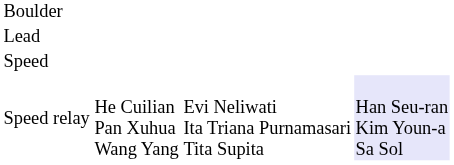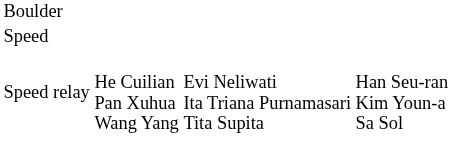- row: (22, 36)
(402, 128) lavender background -> (402, 102) no background
